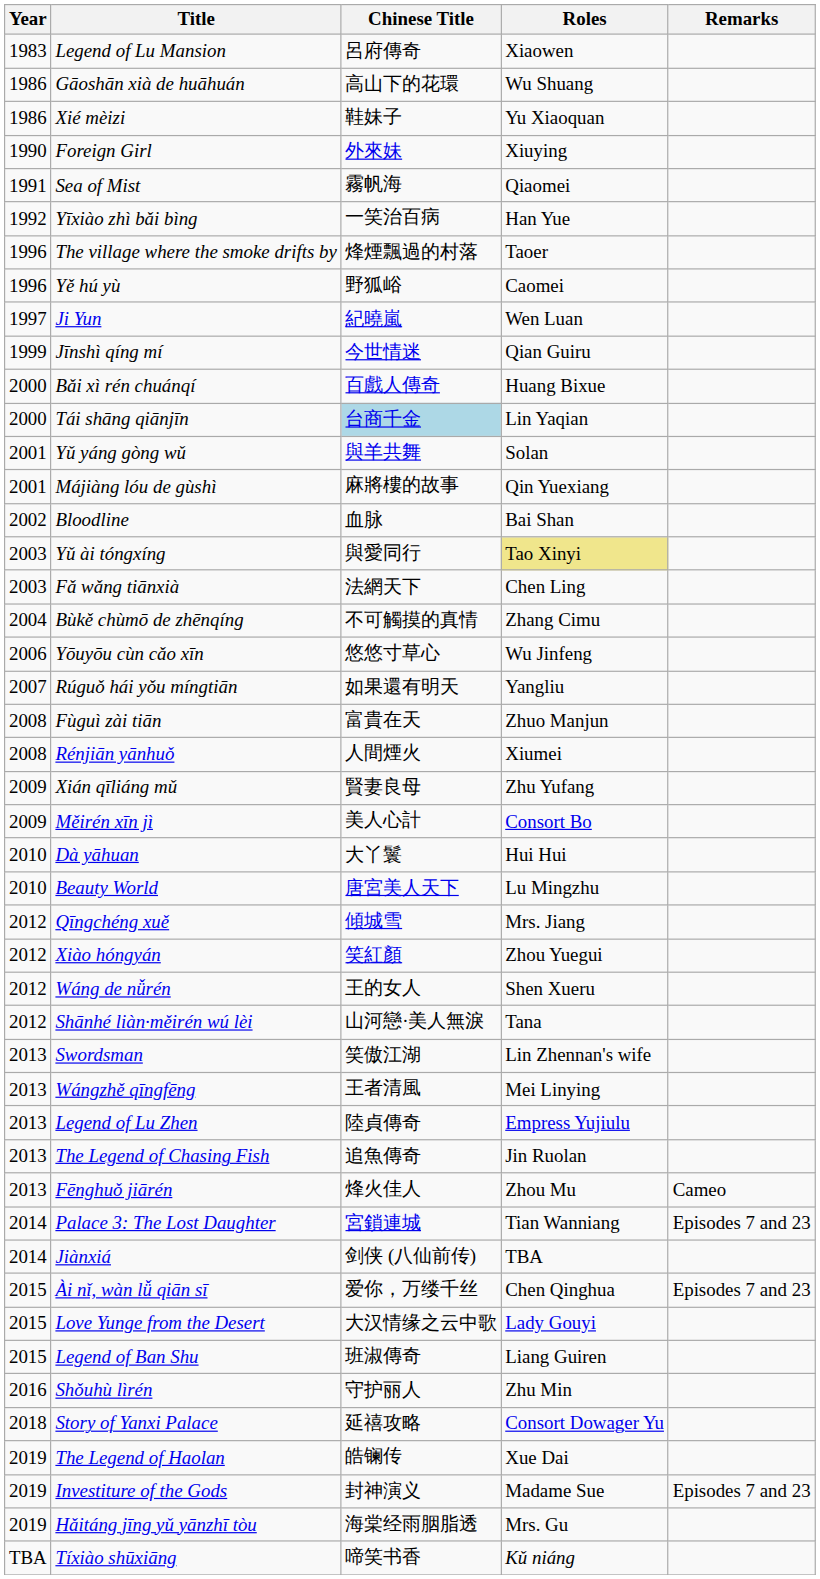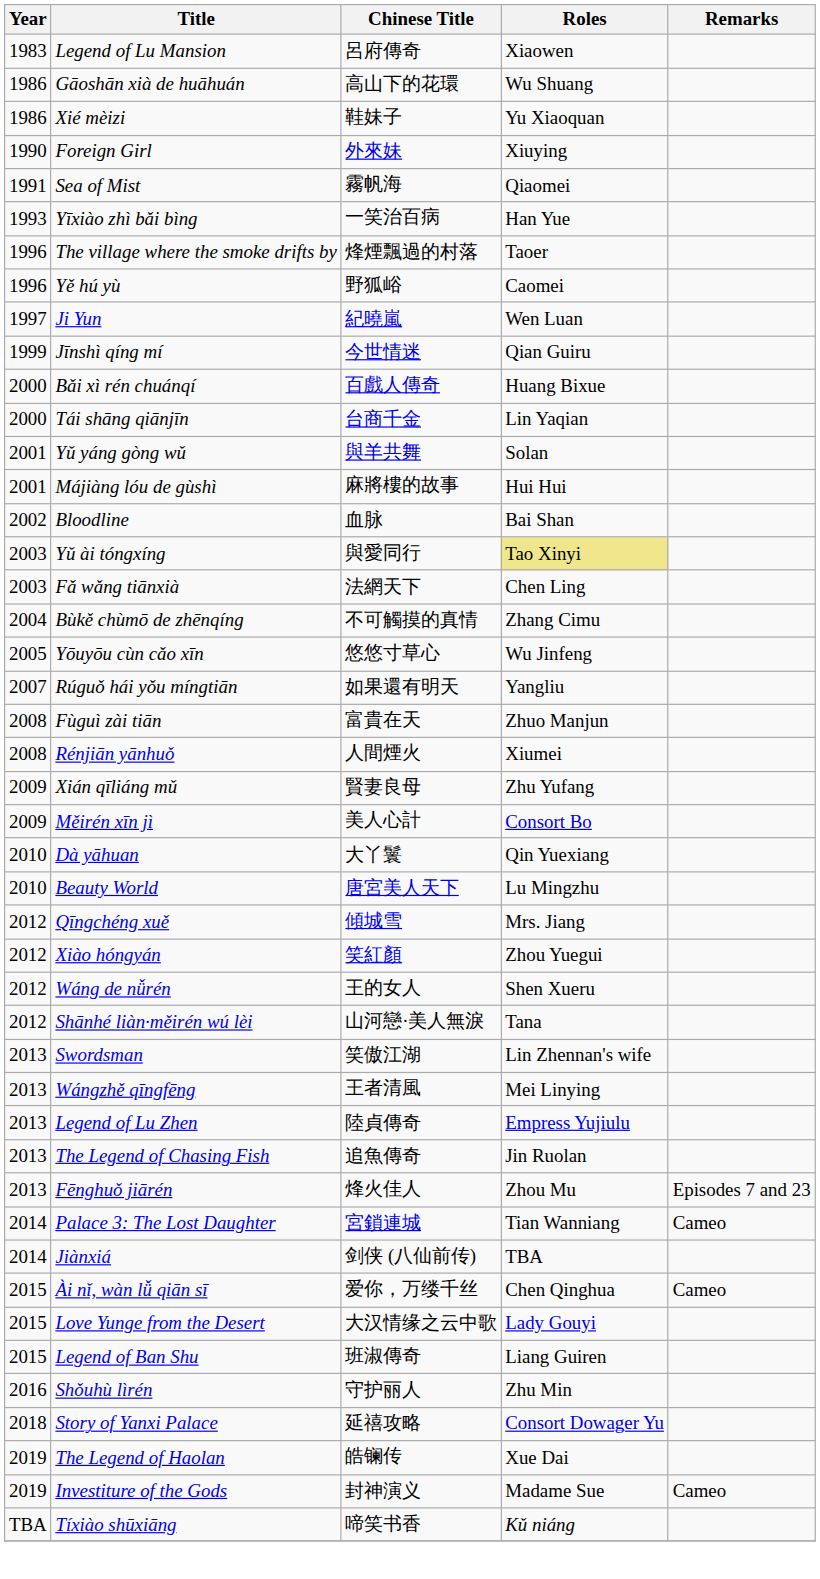(28, 218) 1992 -> (28, 218) 1993
(383, 418) lightblue background -> (383, 418) no background
(557, 486) Qin Yuexiang -> (536, 486) Hui Hui
(28, 653) 2006 -> (28, 653) 2005
(536, 854) Hui Hui -> (557, 854) Qin Yuexiang
(699, 1189) Cameo -> (742, 1189) Episodes 7 and 23
(742, 1223) Episodes 7 and 23 -> (699, 1223) Cameo
(742, 1290) Episodes 7 and 23 -> (699, 1290) Cameo
(742, 1490) Episodes 7 and 23 -> (699, 1490) Cameo
- row: (156, 1524)
